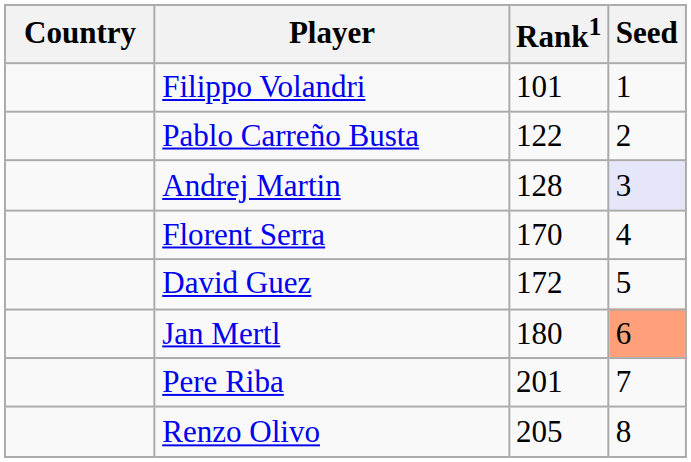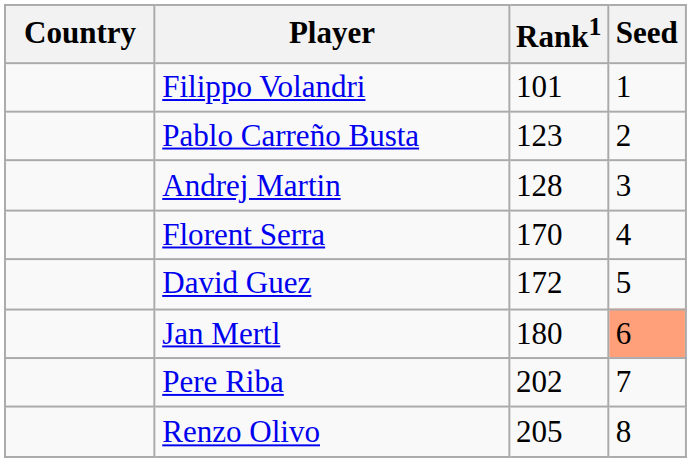(539, 135) 122 -> (539, 135) 123
(624, 185) lavender background -> (624, 185) no background
(539, 382) 201 -> (539, 382) 202
